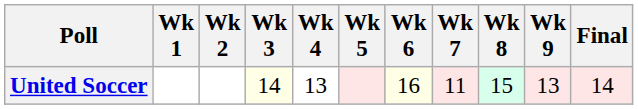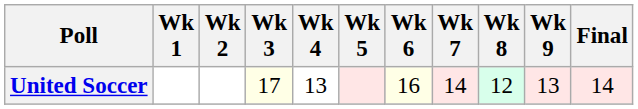(269, 85) 14 -> (269, 85) 17
(455, 85) 11 -> (455, 85) 14
(502, 85) 15 -> (502, 85) 12
